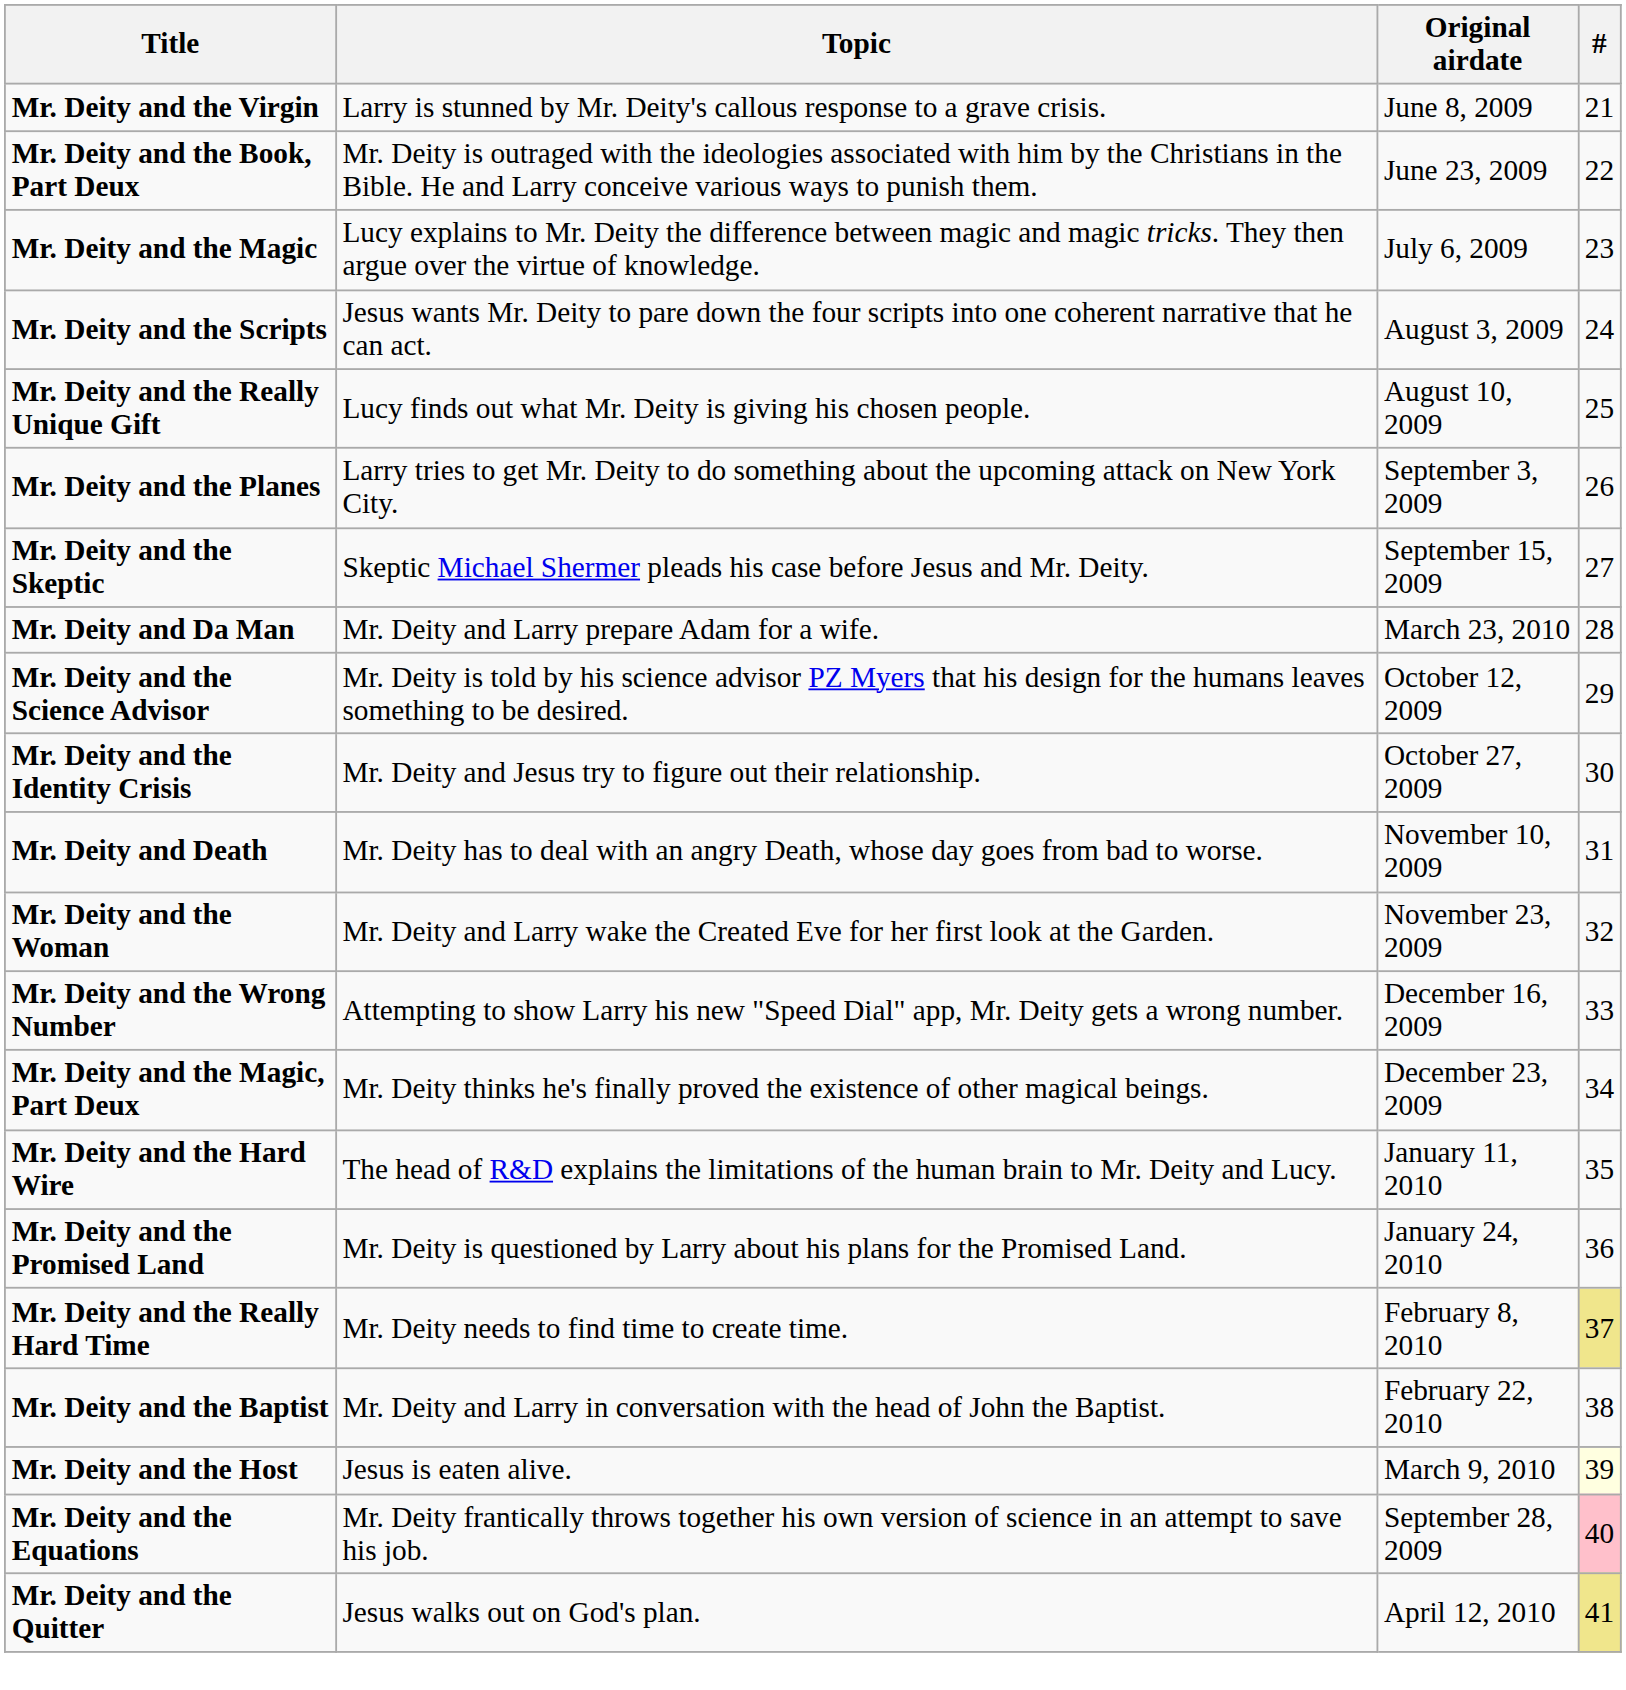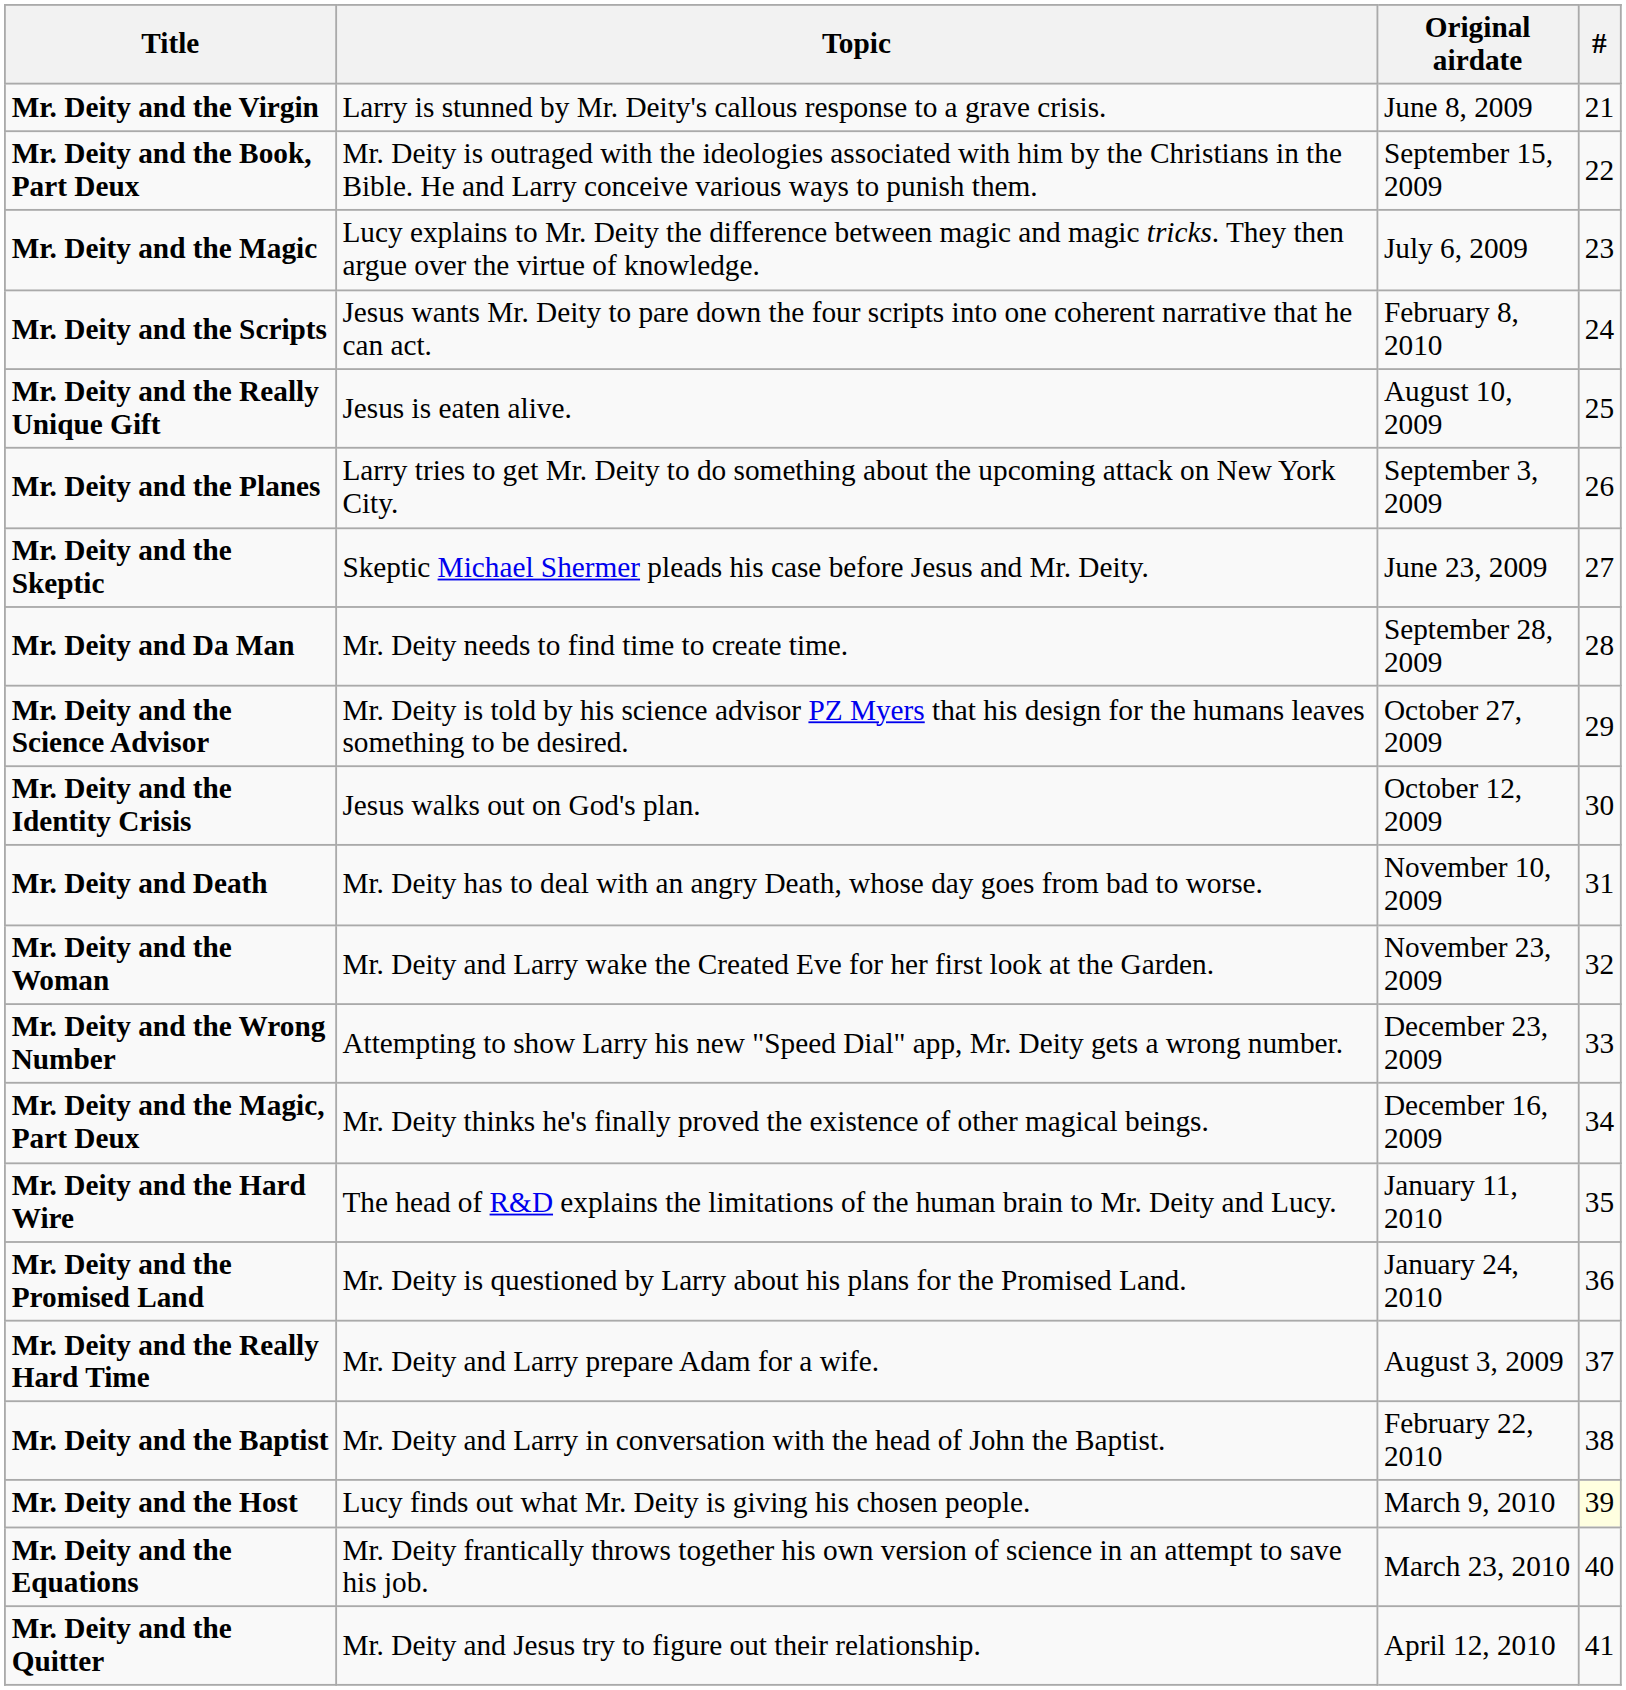(1466, 170) June 23, 2009 -> (1469, 170) September 15, 2009
(1474, 328) August 3, 2009 -> (1451, 328) February 8, 2010
(686, 408) Lucy finds out what Mr. Deity is giving his chosen people. -> (457, 408) Jesus is eaten alive.
(1469, 566) September 15, 2009 -> (1466, 566) June 23, 2009
(611, 629) Mr. Deity and Larry prepare Adam for a wife. -> (595, 646) Mr. Deity needs to find time to create time.
(1477, 629) March 23, 2010 -> (1469, 646) September 28, 2009
(1453, 692) October 12, 2009 -> (1453, 725) October 27, 2009
(662, 772) Mr. Deity and Jesus try to figure out their relationship. -> (522, 805) Jesus walks out on God's plan.
(1453, 772) October 27, 2009 -> (1453, 805) October 12, 2009
(1466, 1010) December 16, 2009 -> (1466, 1043) December 23, 2009
(1466, 1089) December 23, 2009 -> (1466, 1122) December 16, 2009
(595, 1327) Mr. Deity needs to find time to create time. -> (611, 1360) Mr. Deity and Larry prepare Adam for a wife.
(1451, 1327) February 8, 2010 -> (1474, 1360) August 3, 2009
(1599, 1327) khaki background -> (1599, 1360) no background
(457, 1469) Jesus is eaten alive. -> (686, 1502) Lucy finds out what Mr. Deity is giving his chosen people.
(1469, 1532) September 28, 2009 -> (1477, 1565) March 23, 2010
(1599, 1532) pink background -> (1599, 1565) no background
(522, 1612) Jesus walks out on God's plan. -> (662, 1645) Mr. Deity and Jesus try to figure out their relationship.
(1599, 1612) khaki background -> (1599, 1645) no background
